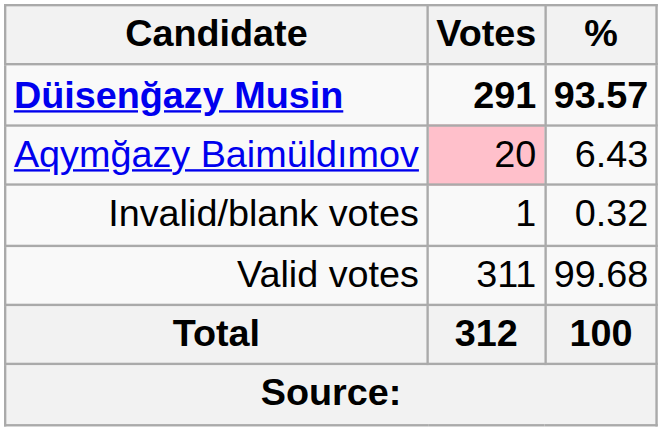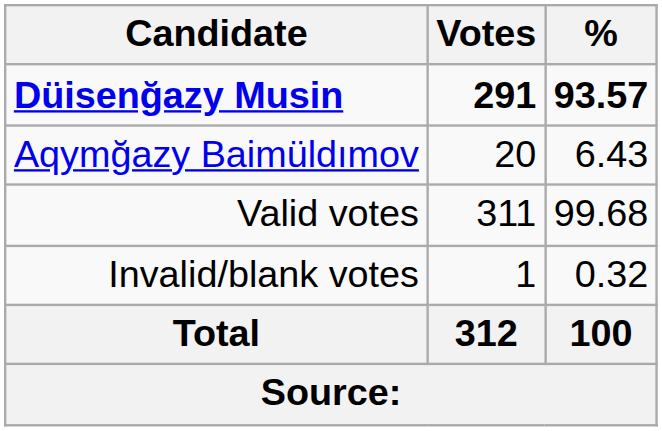(515, 154) pink background -> (515, 154) no background
rows swapped: (328, 273) <-> (264, 214)
